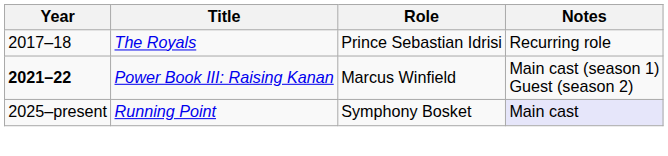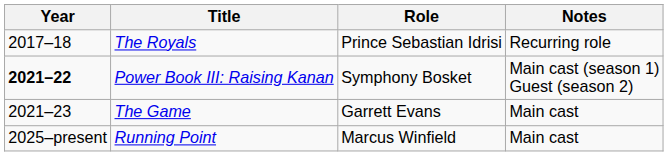(399, 77) Marcus Winfield -> (406, 77) Symphony Bosket
+ row: (153, 112)
(406, 112) Symphony Bosket -> (399, 138) Marcus Winfield
(544, 112) lavender background -> (544, 138) no background
